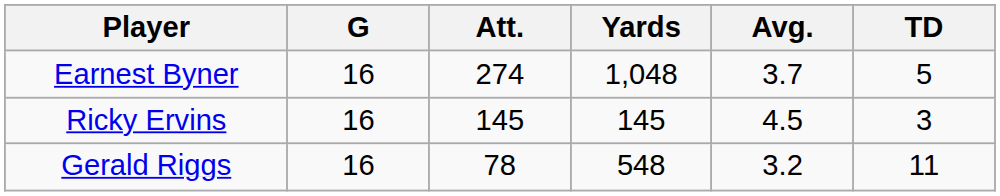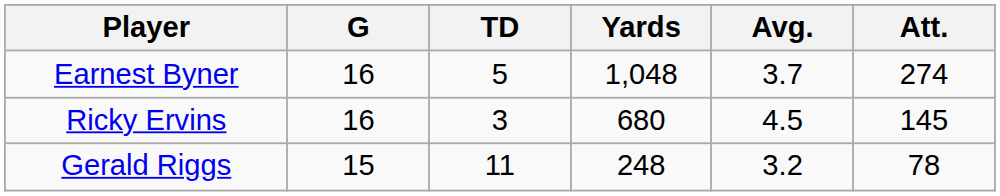columns swapped: (500, 27) <-> (924, 27)
(641, 119) 145 -> (641, 119) 680
(358, 166) 16 -> (358, 166) 15
(641, 166) 548 -> (641, 166) 248
